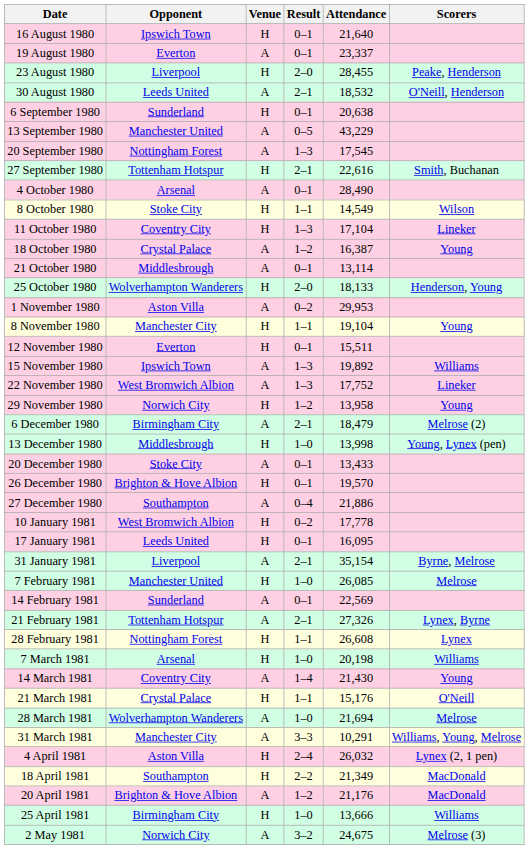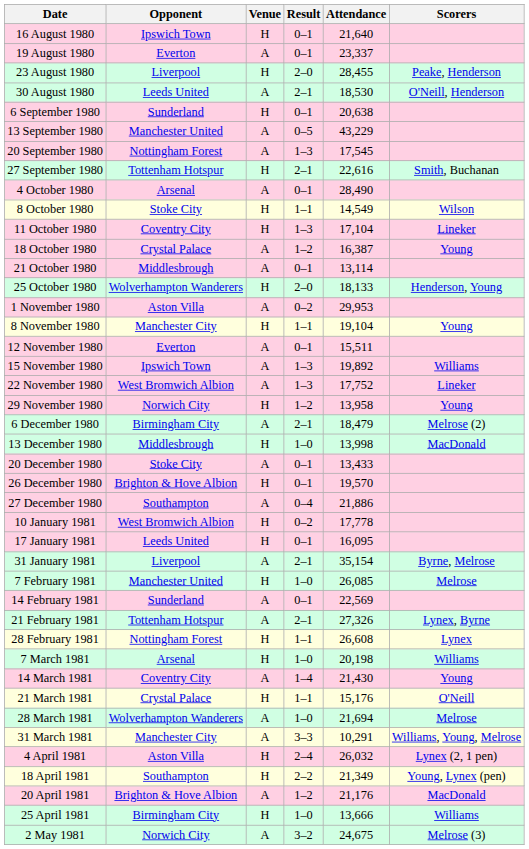(356, 92) 18,532 -> (356, 92) 18,530
(265, 346) H -> (265, 346) A
(457, 444) Young, Lynex (pen) -> (457, 444) MacDonald
(457, 776) MacDonald -> (457, 776) Young, Lynex (pen)
